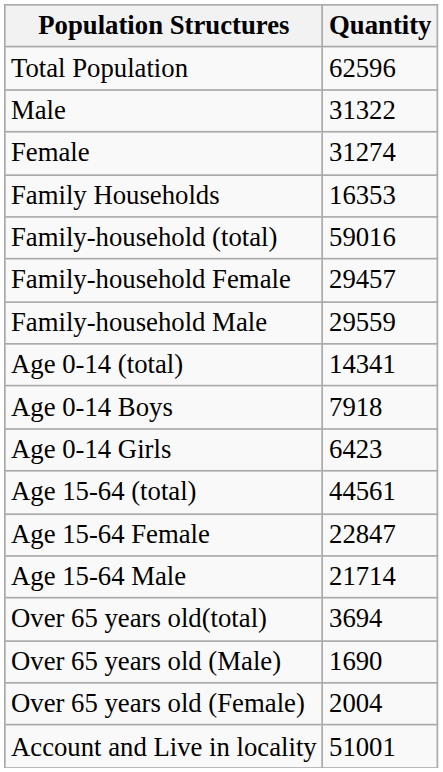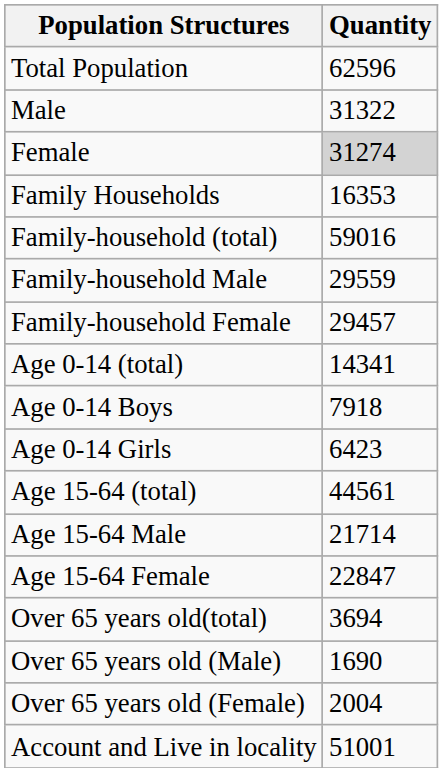(362, 152) no background -> (362, 152) lightgrey background
rows swapped: (139, 322) <-> (151, 279)
rows swapped: (99, 576) <-> (110, 534)
